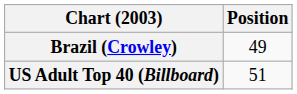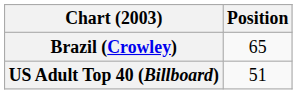(258, 46) 49 -> (258, 46) 65
